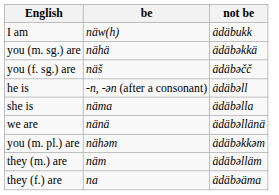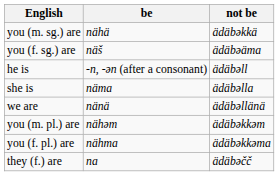- row: (18, 32)
(232, 69) ädäbəčč -> (237, 50) ädäbəäma
+ row: (41, 143)
- row: (37, 161)
(237, 180) ädäbəäma -> (232, 161) ädäbəčč
